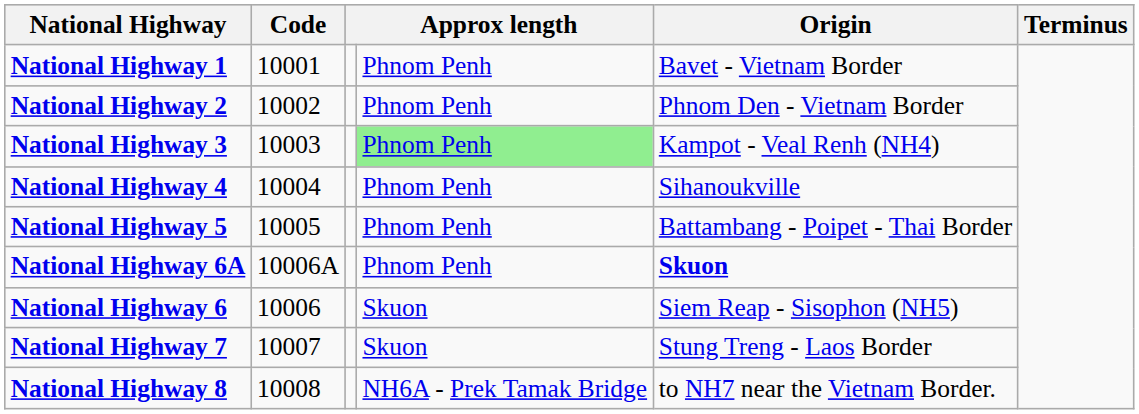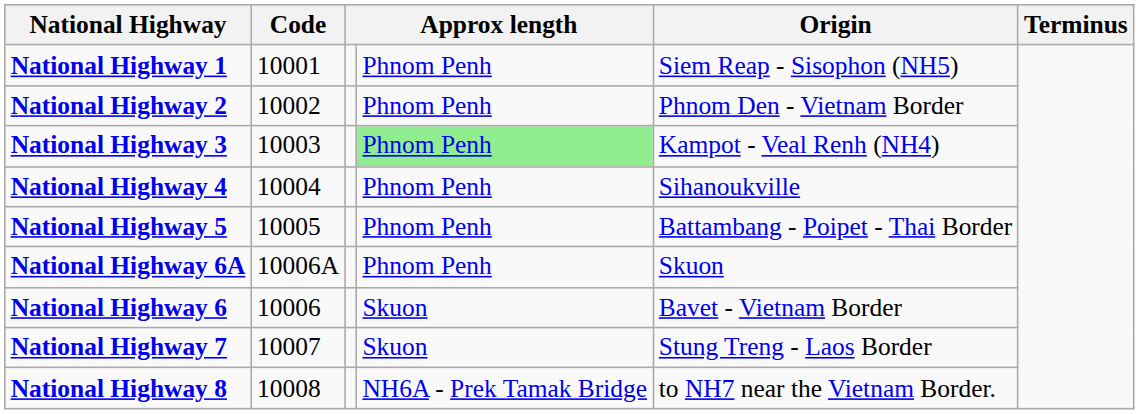(780, 65) Bavet - Vietnam Border -> (809, 65) Siem Reap - Sisophon (NH5)
(693, 266) bold -> (691, 266) normal
(809, 307) Siem Reap - Sisophon (NH5) -> (780, 307) Bavet - Vietnam Border
